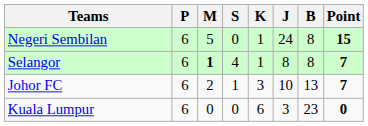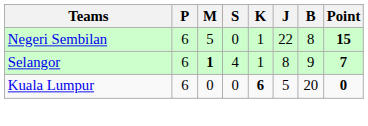(286, 39) 24 -> (286, 39) 22
(311, 62) 8 -> (311, 62) 9
- row: (35, 86)
(260, 109) normal -> (260, 86) bold
(286, 109) 3 -> (286, 86) 5
(311, 109) 23 -> (311, 86) 20
